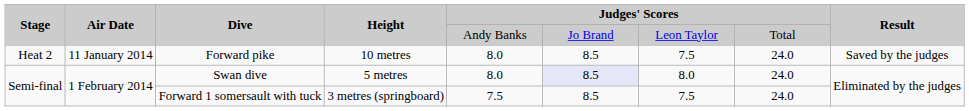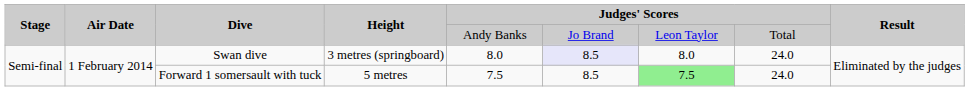- row: (240, 55)
(386, 75) 5 metres -> (386, 55) 3 metres (springboard)
(386, 95) 3 metres (springboard) -> (386, 75) 5 metres
(687, 95) no background -> (687, 75) lightgreen background
